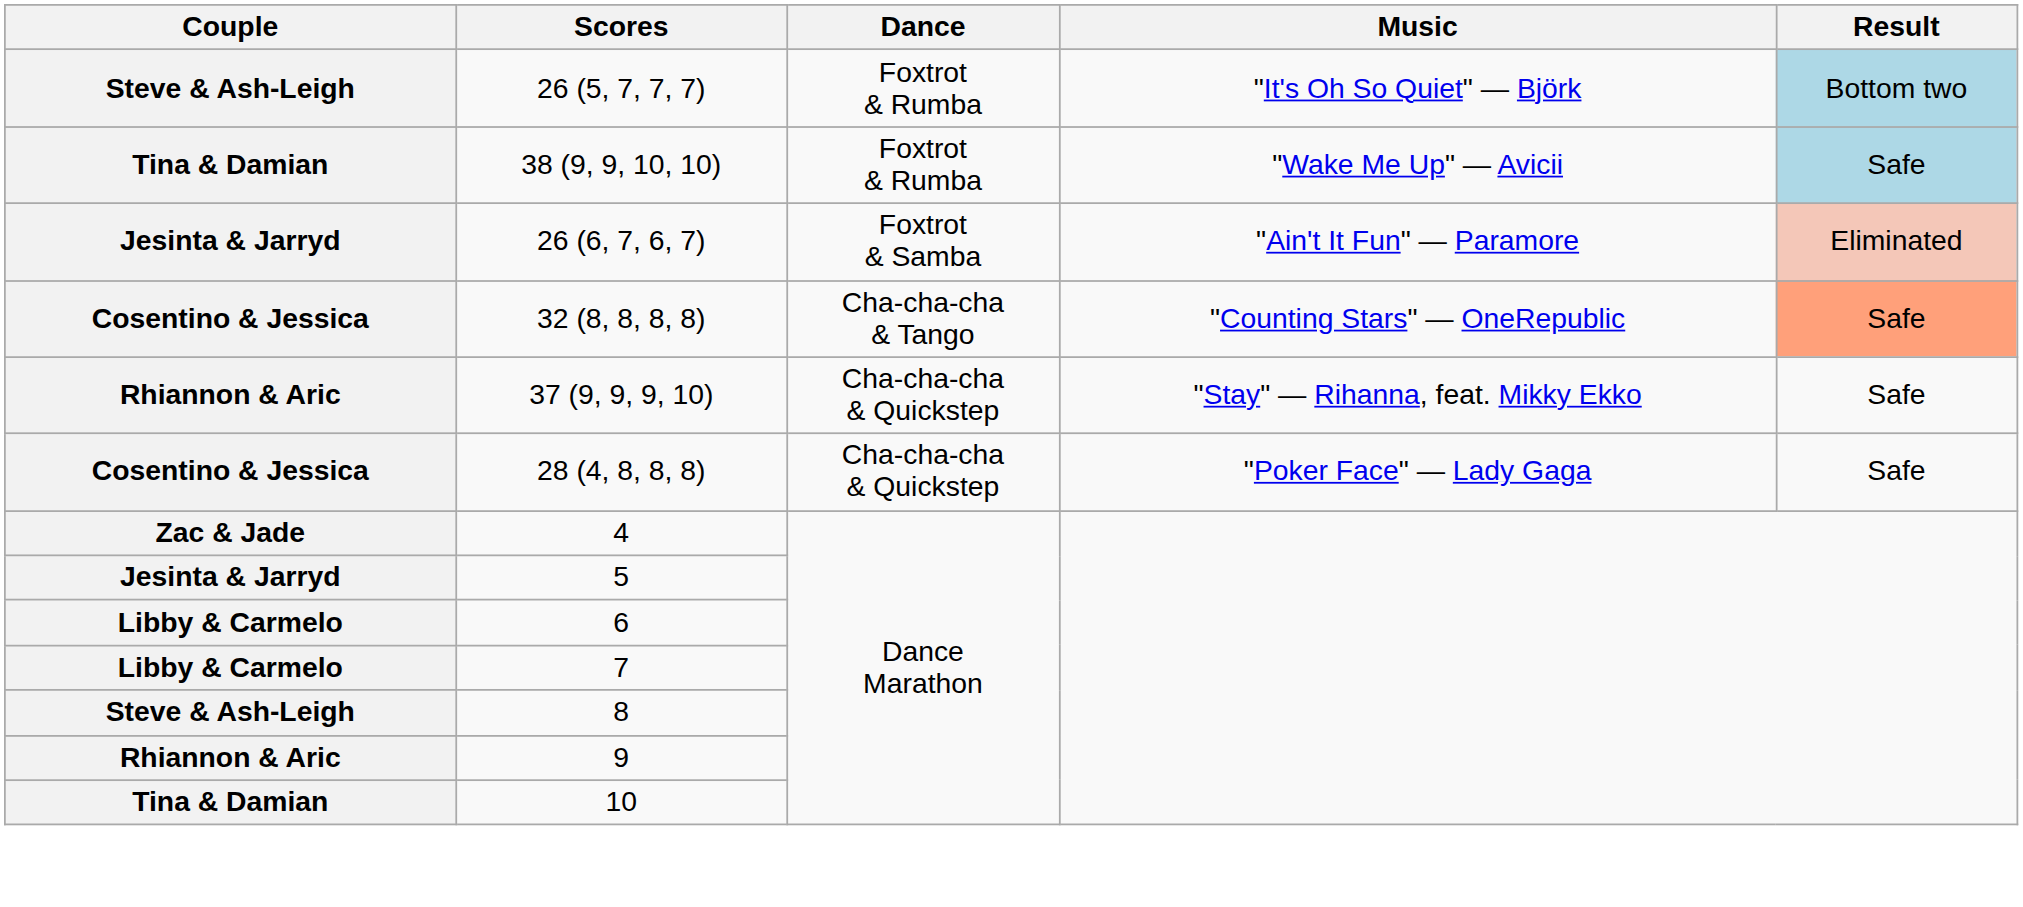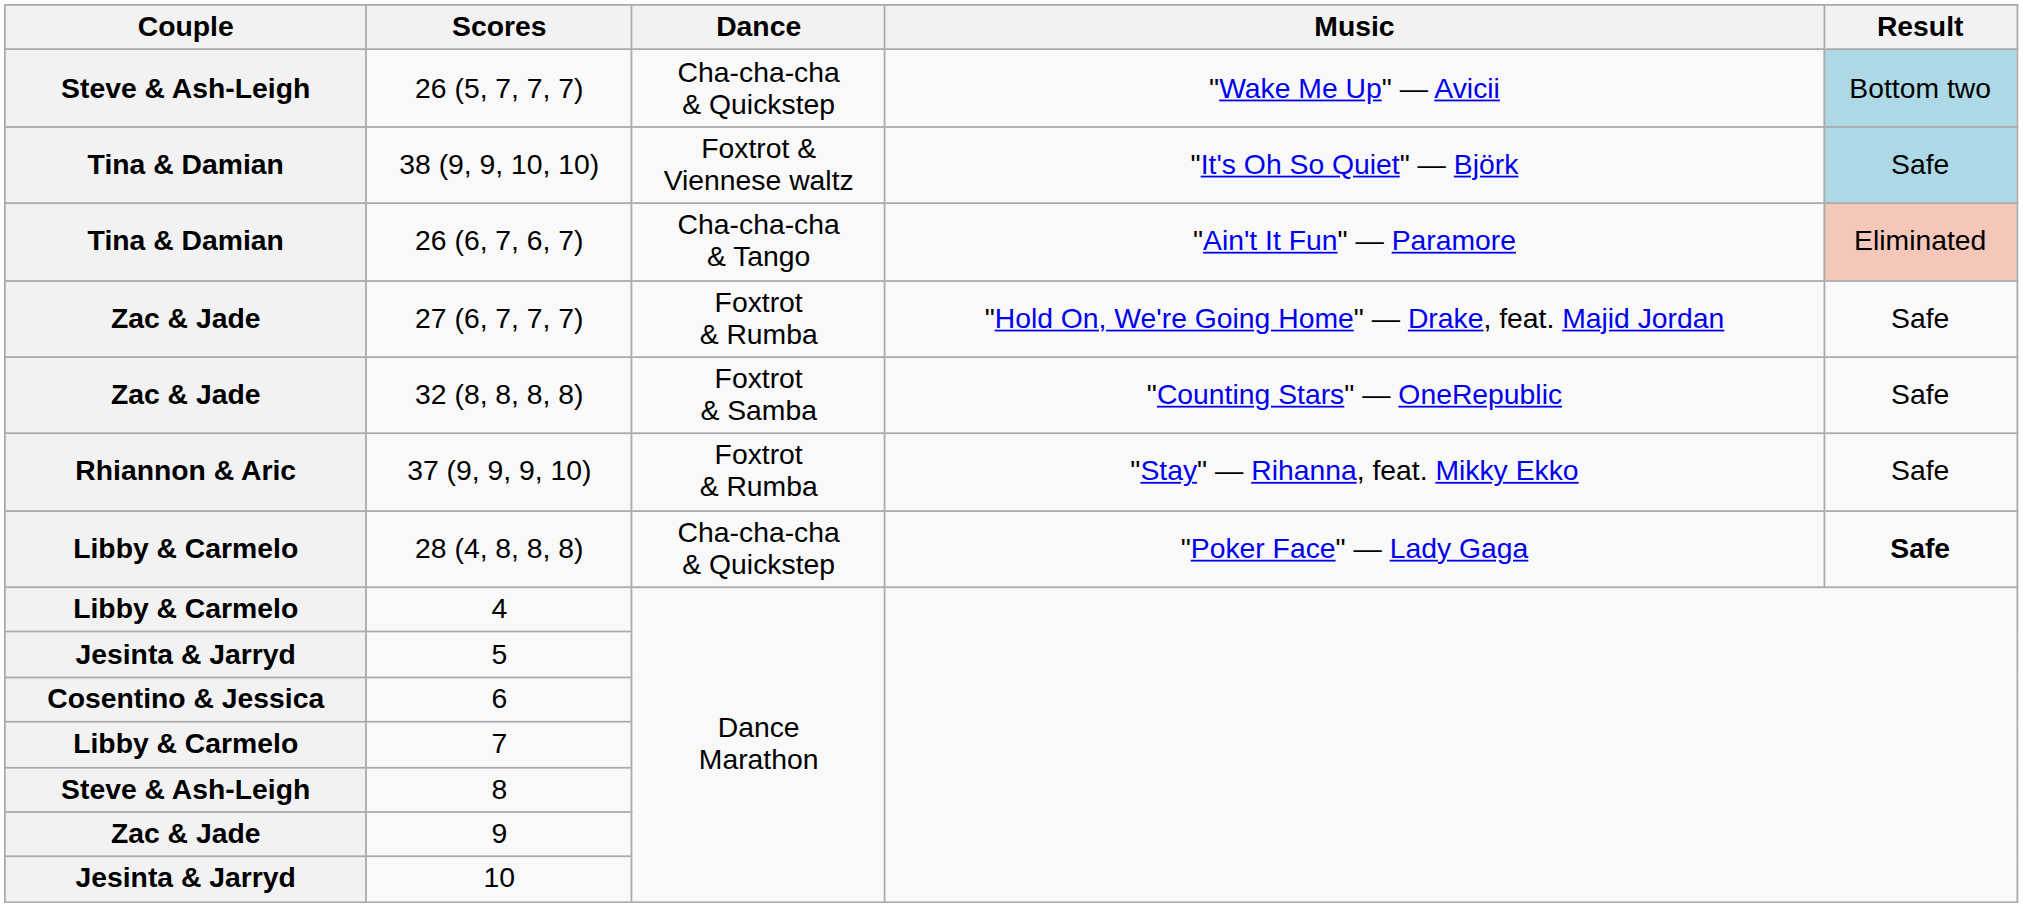(923, 87) Foxtrot & Rumba -> (759, 87) Cha-cha-cha & Quickstep
(1418, 87) "It's Oh So Quiet" — Björk -> (1354, 87) "Wake Me Up" — Avicii
(923, 164) Foxtrot & Rumba -> (759, 164) Foxtrot & Viennese waltz
(1418, 164) "Wake Me Up" — Avicii -> (1354, 164) "It's Oh So Quiet" — Björk
(230, 241) Jesinta & Jarryd -> (186, 241) Tina & Damian
(923, 241) Foxtrot & Samba -> (759, 241) Cha-cha-cha & Tango
+ row: (499, 318)
(230, 318) Cosentino & Jessica -> (186, 394) Zac & Jade
(923, 318) Cha-cha-cha & Tango -> (759, 394) Foxtrot & Samba
(1896, 318) lightsalmon background -> (1920, 394) no background
(923, 394) Cha-cha-cha & Quickstep -> (759, 471) Foxtrot & Rumba
(230, 471) Cosentino & Jessica -> (186, 548) Libby & Carmelo
(1896, 471) normal -> (1920, 548) bold
(230, 532) Zac & Jade -> (186, 609) Libby & Carmelo
(230, 622) Libby & Carmelo -> (186, 699) Cosentino & Jessica
(230, 757) Rhiannon & Aric -> (186, 833) Zac & Jade
(230, 801) Tina & Damian -> (186, 878) Jesinta & Jarryd
